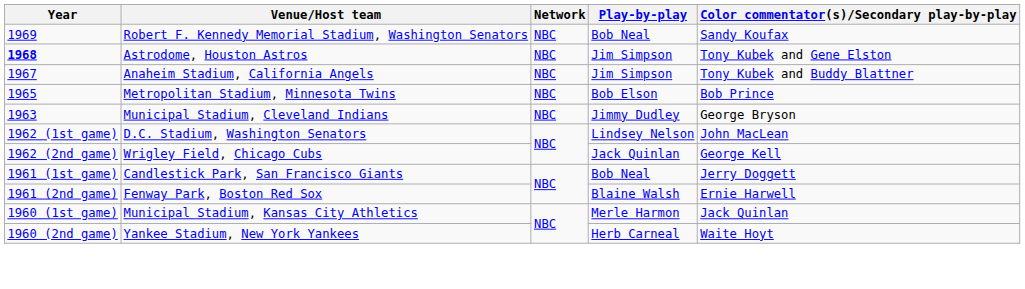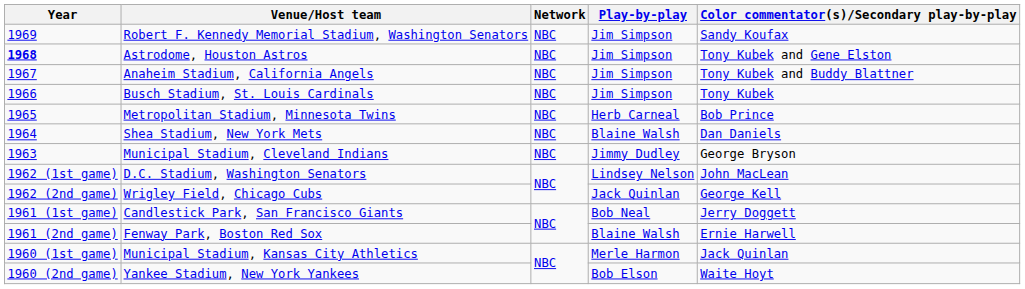(621, 34) Bob Neal -> (632, 34) Jim Simpson
+ row: (249, 94)
(624, 94) Bob Elson -> (635, 114) Herb Carneal
+ row: (223, 134)
(635, 234) Herb Carneal -> (624, 273) Bob Elson
